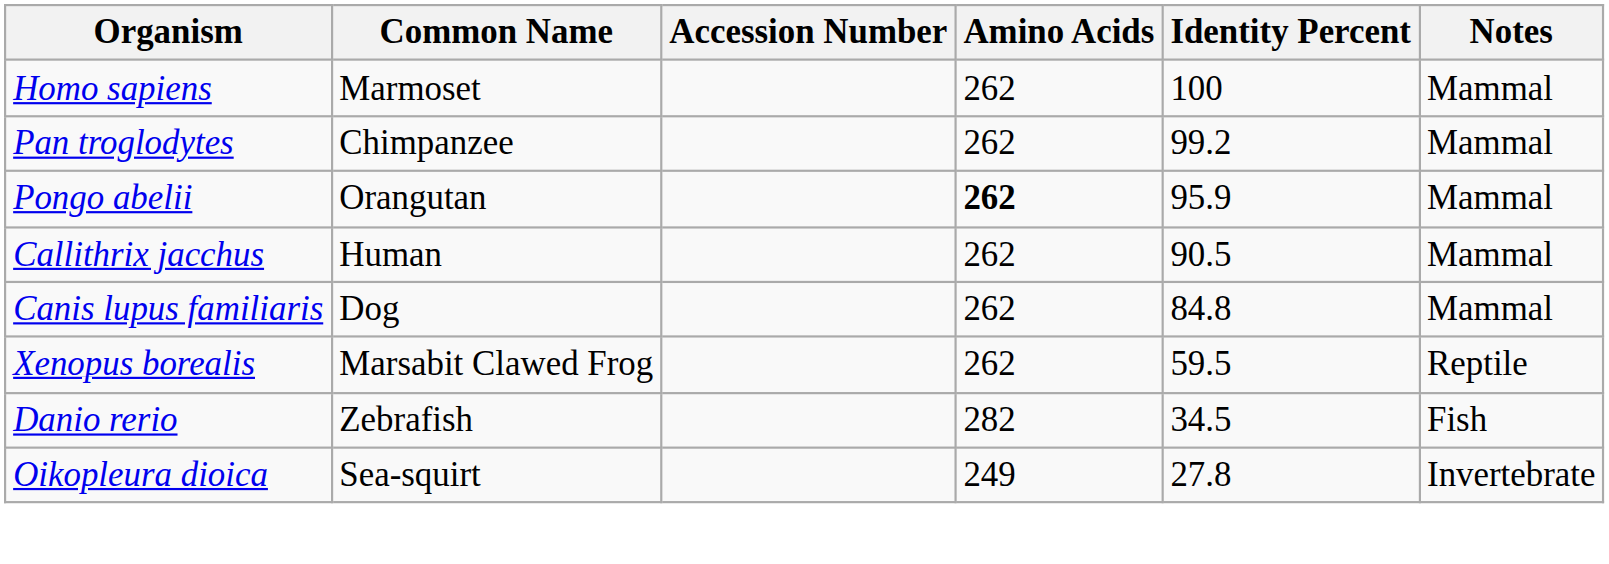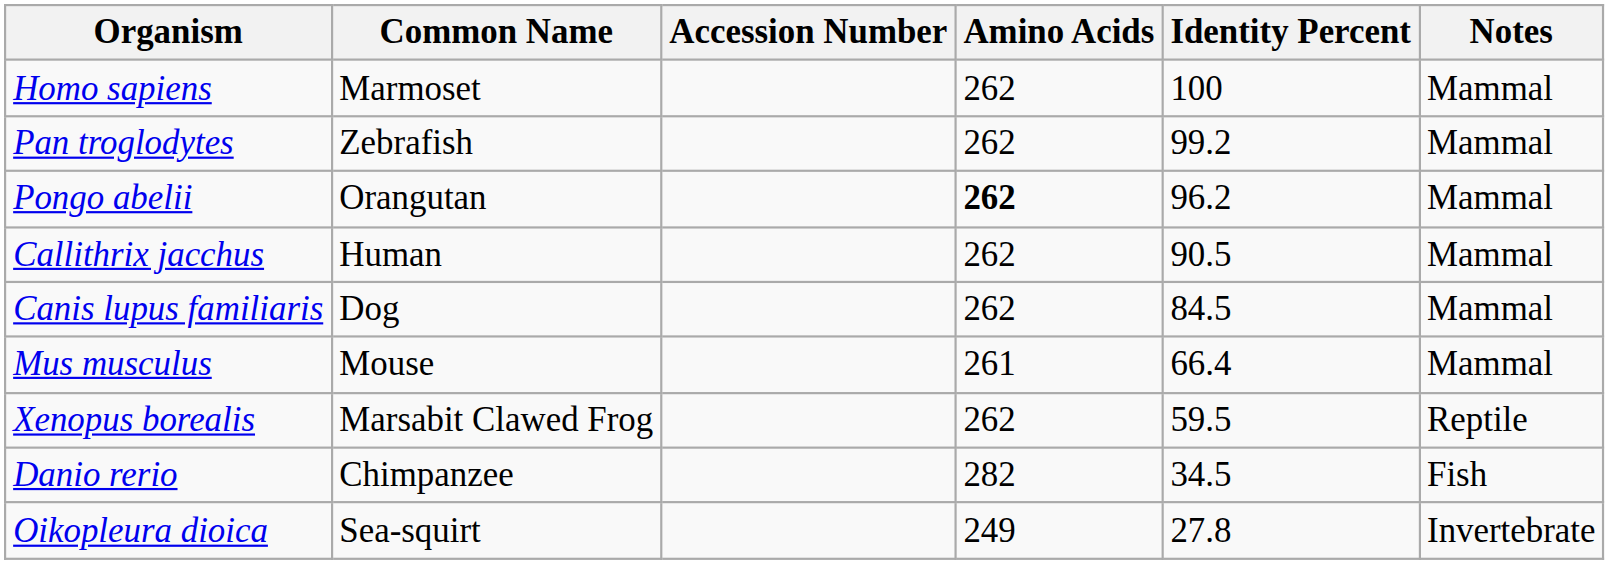(426, 142) Chimpanzee -> (406, 142) Zebrafish
(1201, 198) 95.9 -> (1201, 198) 96.2
(1201, 308) 84.8 -> (1201, 308) 84.5
+ row: (112, 364)
(406, 419) Zebrafish -> (426, 474) Chimpanzee
